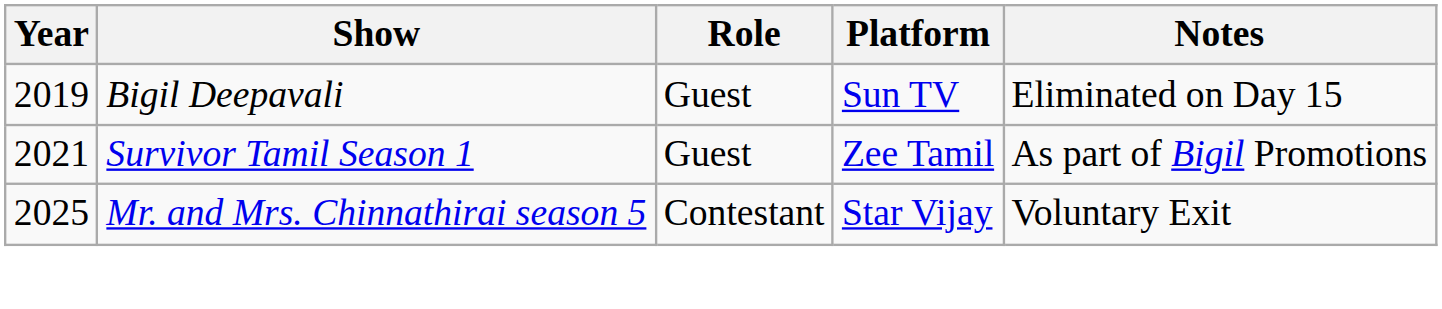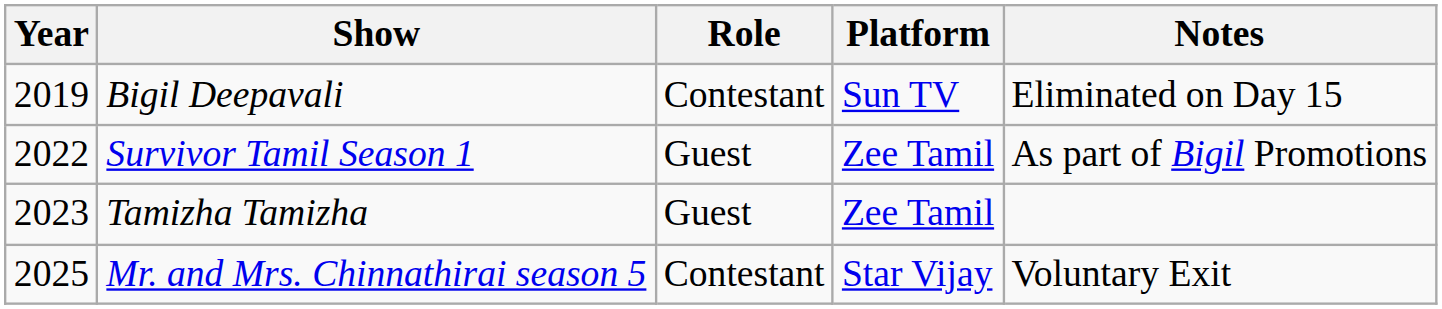(708, 93) Guest -> (744, 93) Contestant
(51, 153) 2021 -> (51, 153) 2022
+ row: (237, 213)
